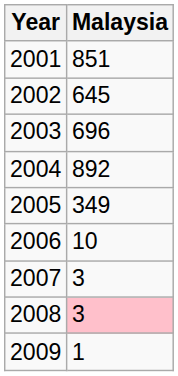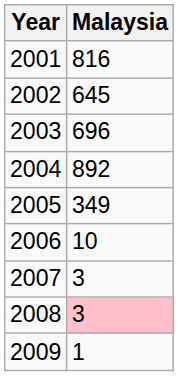(91, 59) 851 -> (91, 59) 816
